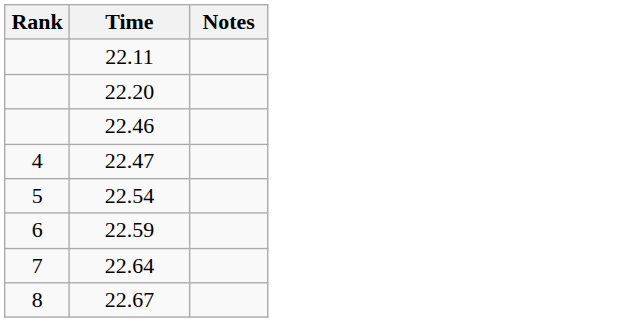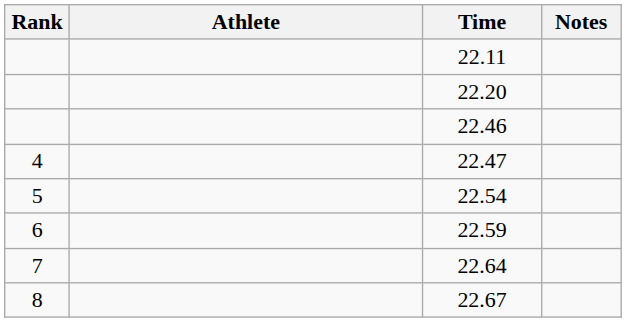+ column: (246, 21)
